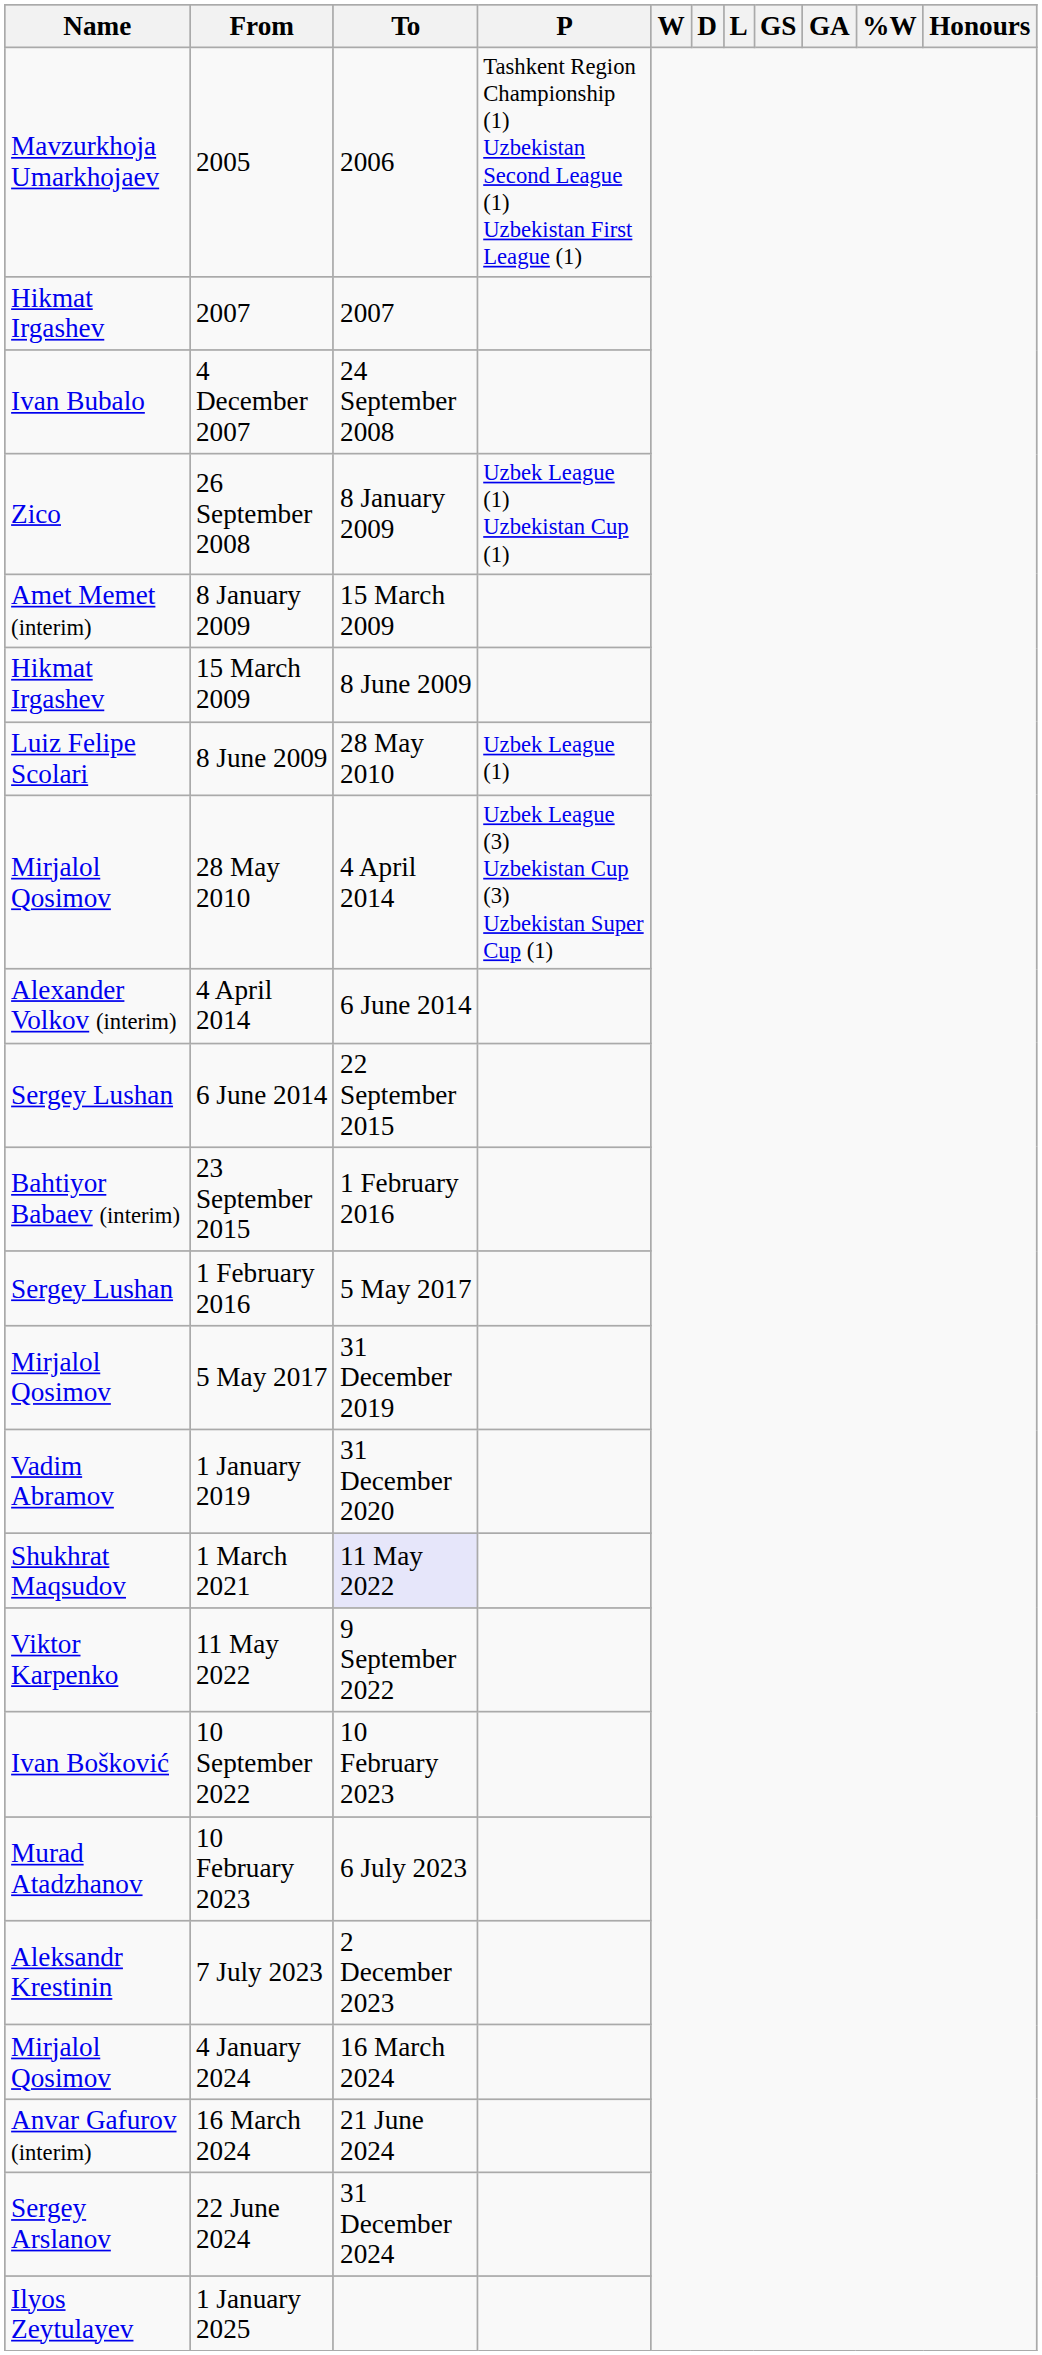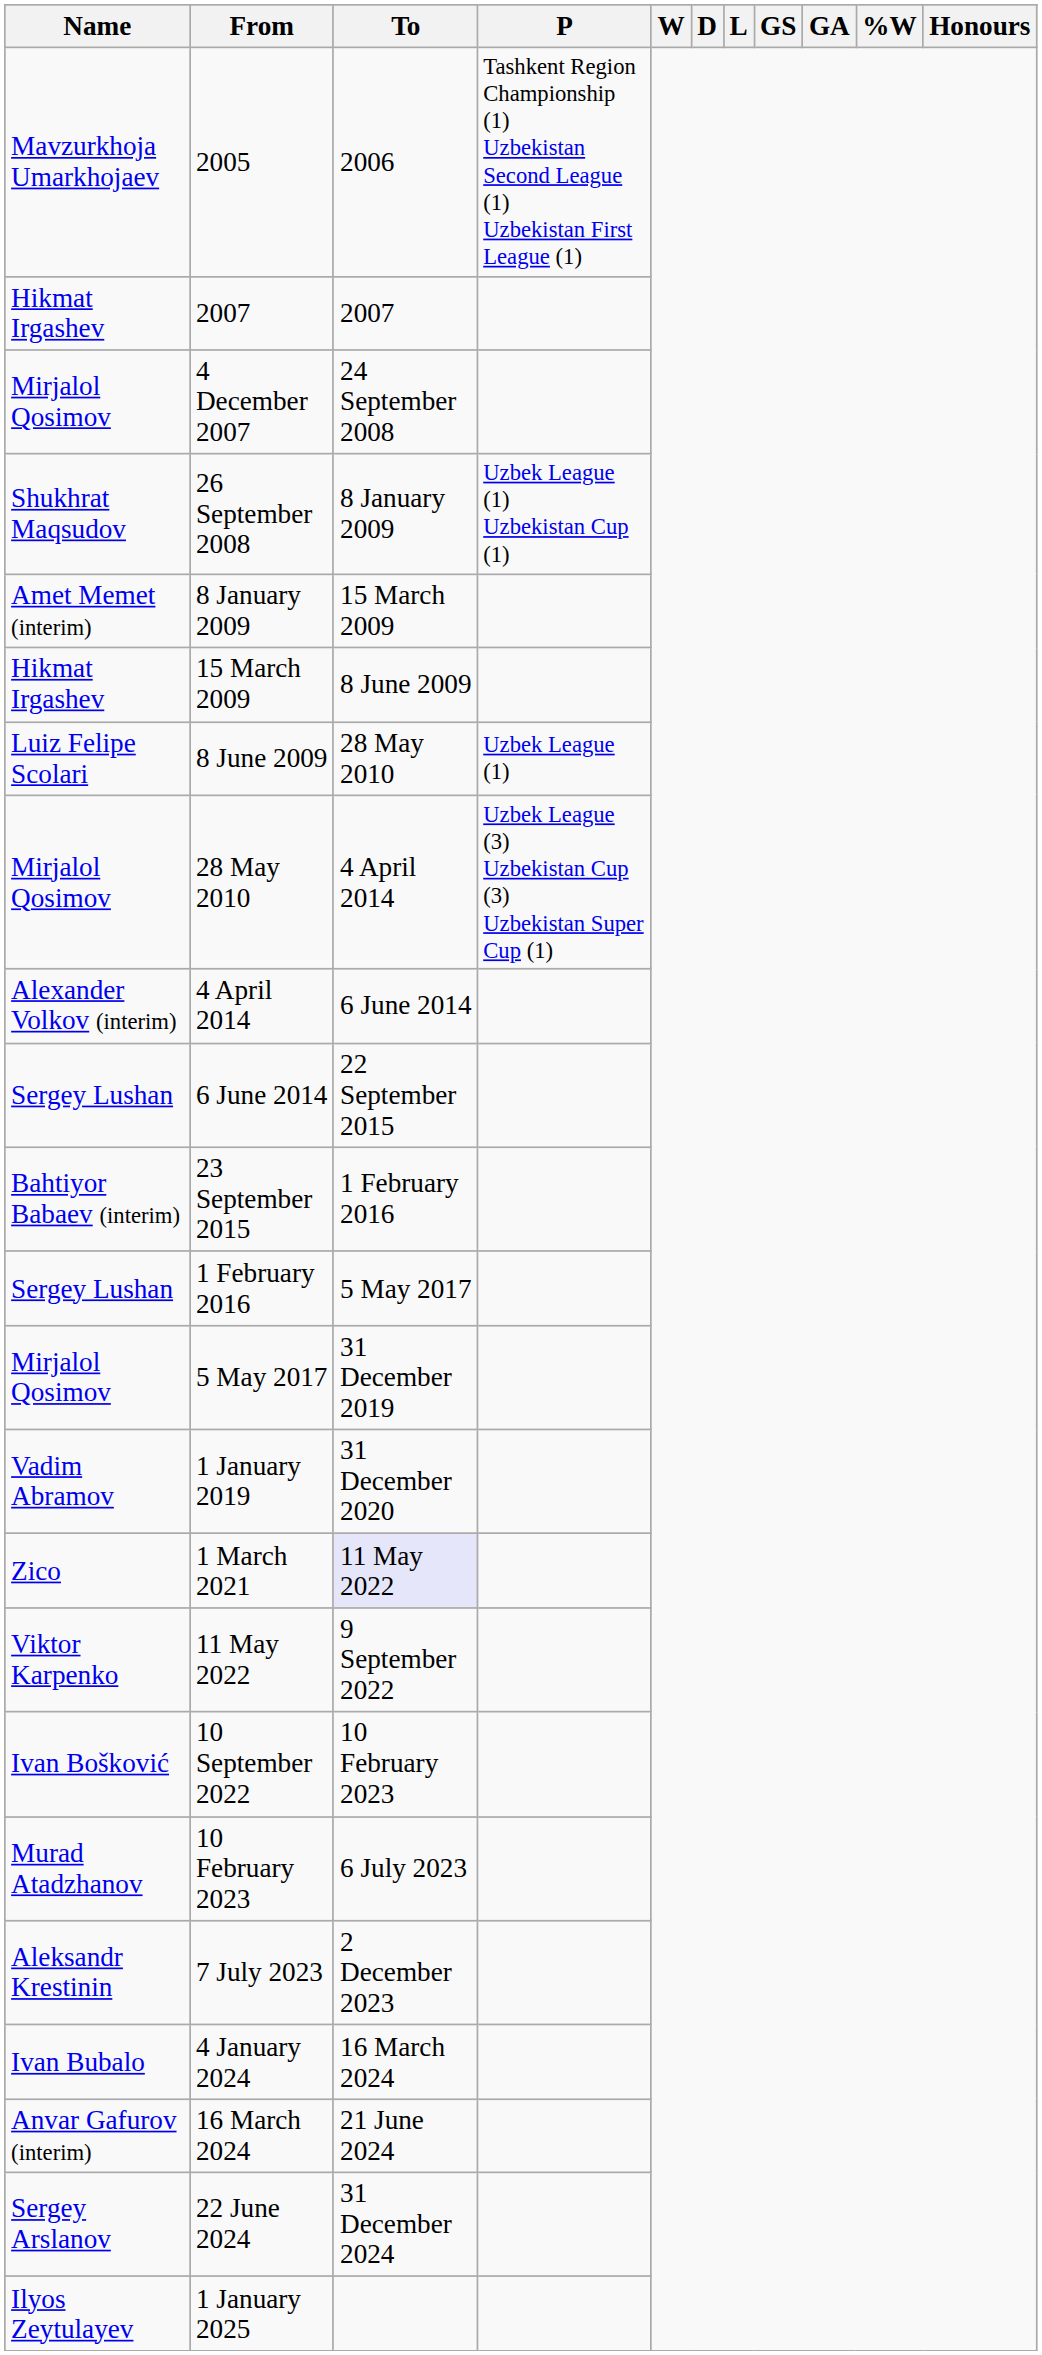(78, 401) Ivan Bubalo -> (61, 401) Mirjalol Qosimov
(36, 513) Zico -> (69, 513) Shukhrat Maqsudov
(69, 1570) Shukhrat Maqsudov -> (36, 1570) Zico
(61, 2061) Mirjalol Qosimov -> (78, 2061) Ivan Bubalo
